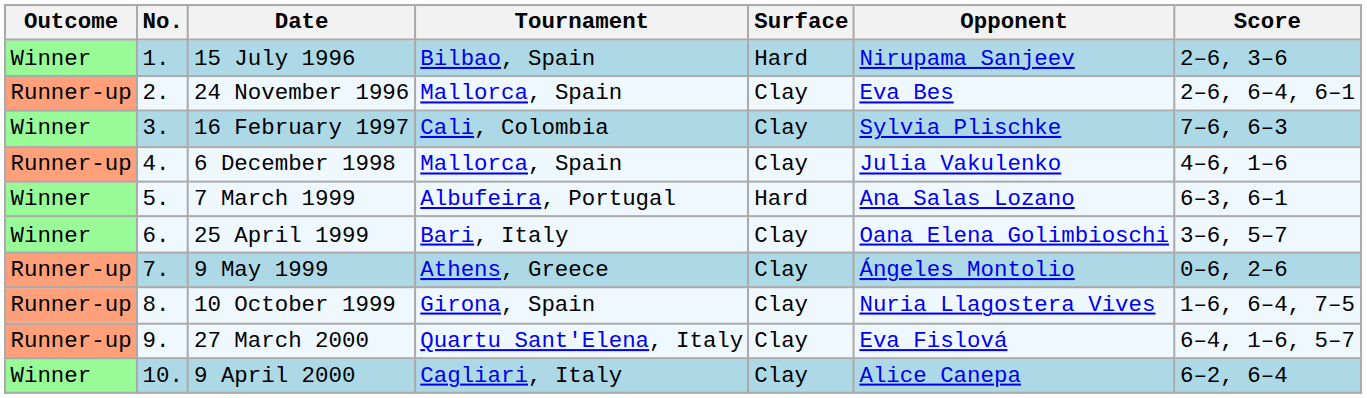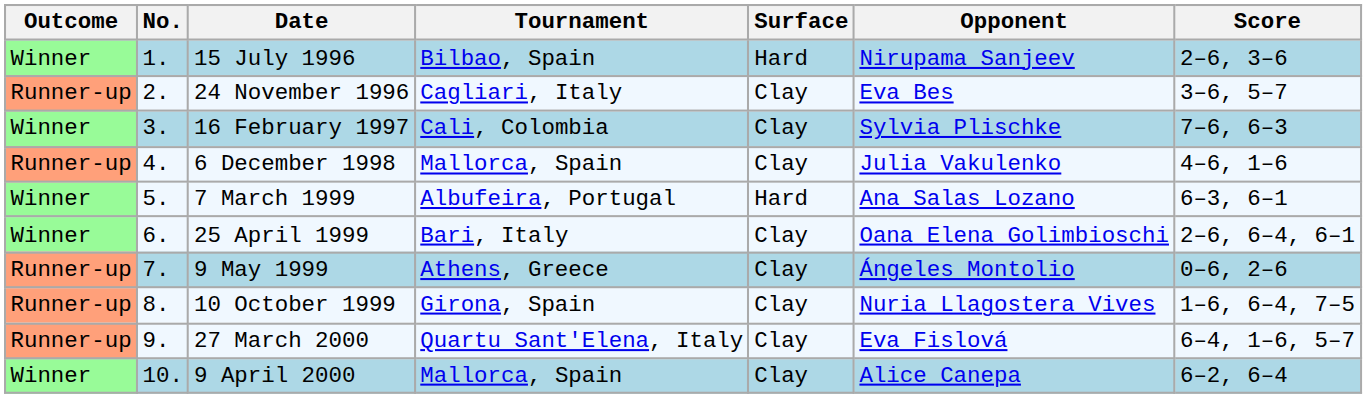(521, 93) Mallorca, Spain -> (521, 93) Cagliari, Italy
(1267, 93) 2–6, 6–4, 6–1 -> (1234, 93) 3–6, 5–7
(1234, 235) 3–6, 5–7 -> (1267, 235) 2–6, 6–4, 6–1
(521, 376) Cagliari, Italy -> (521, 376) Mallorca, Spain
